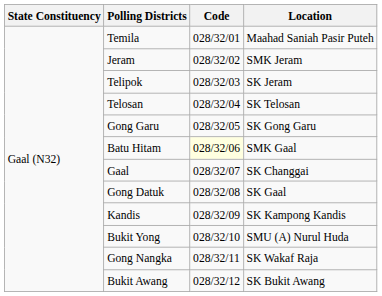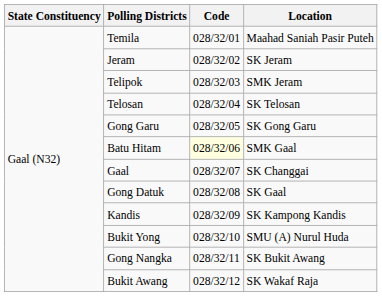(274, 60) SMK Jeram -> (269, 60) SK Jeram
(269, 82) SK Jeram -> (274, 82) SMK Jeram
(282, 259) SK Wakaf Raja -> (286, 259) SK Bukit Awang
(286, 281) SK Bukit Awang -> (282, 281) SK Wakaf Raja
